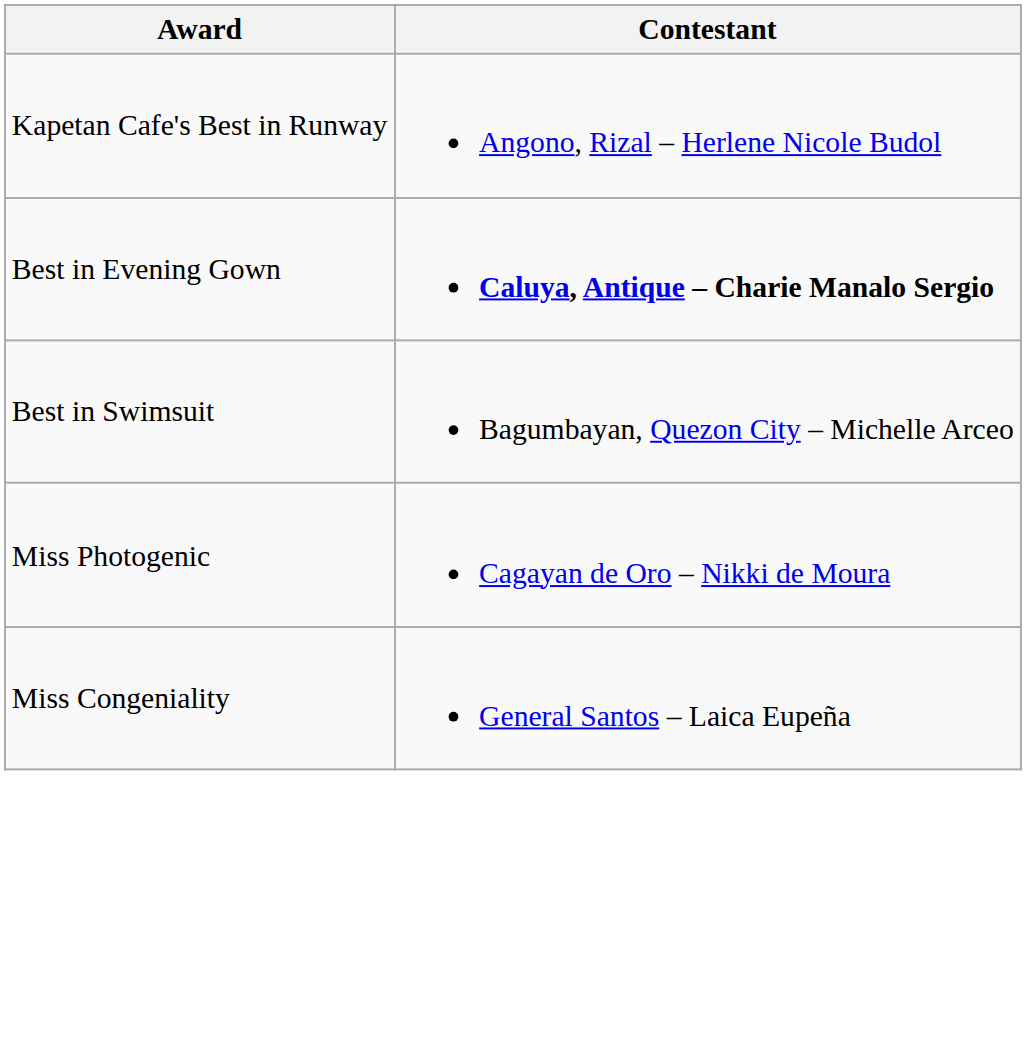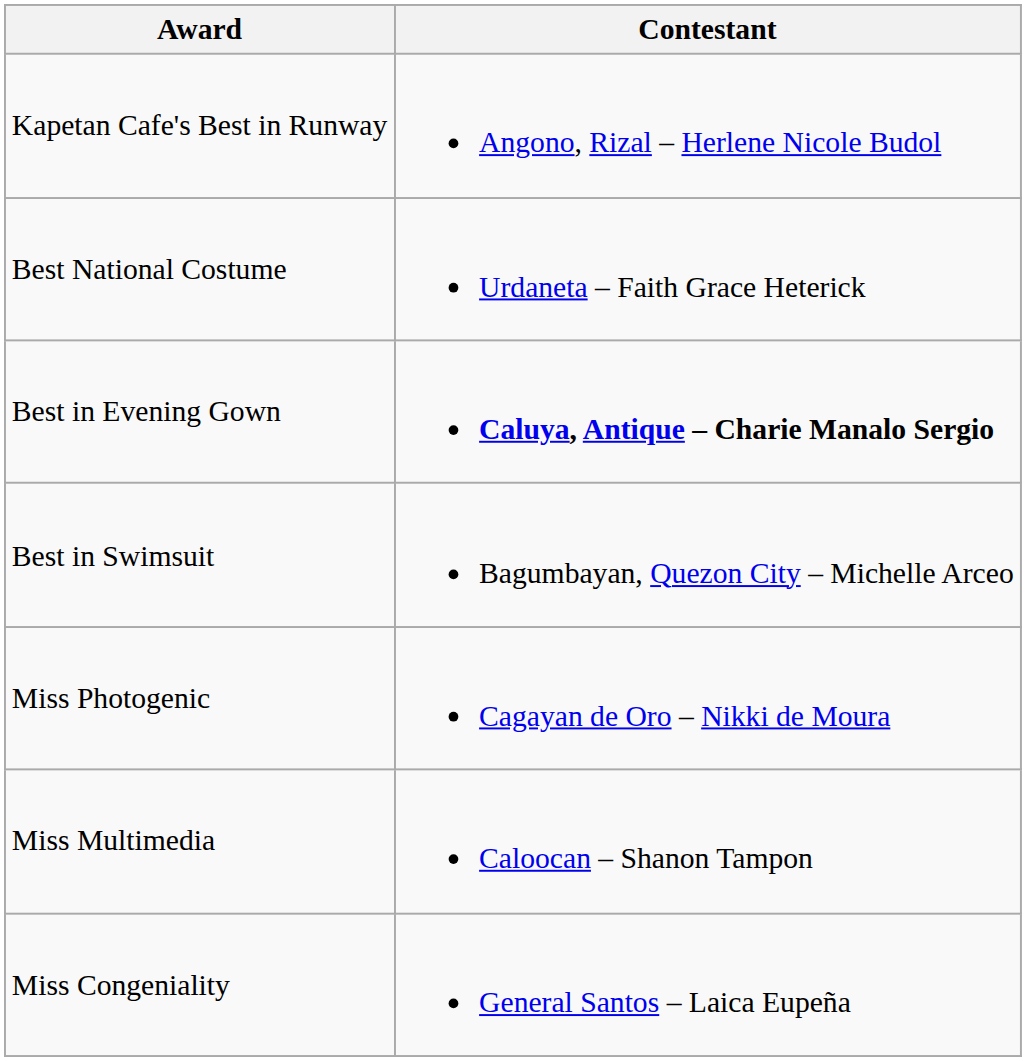+ row: (149, 268)
+ row: (113, 841)
